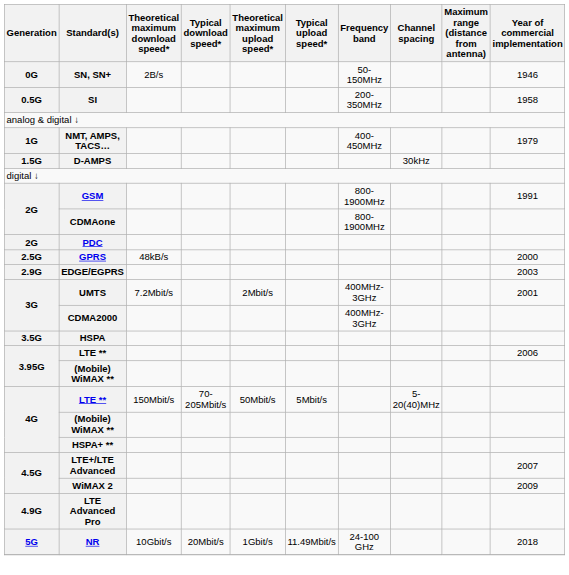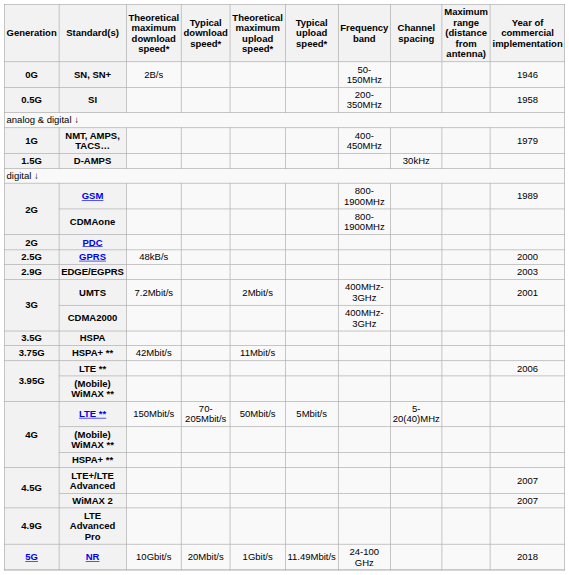(528, 197) 1991 -> (528, 197) 1989
+ row: (32, 354)
(528, 486) 2009 -> (528, 501) 2007
